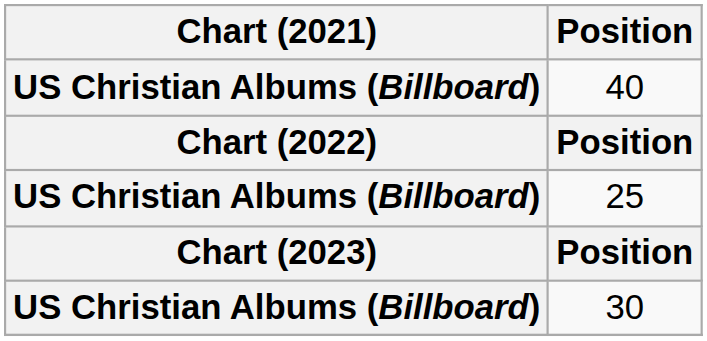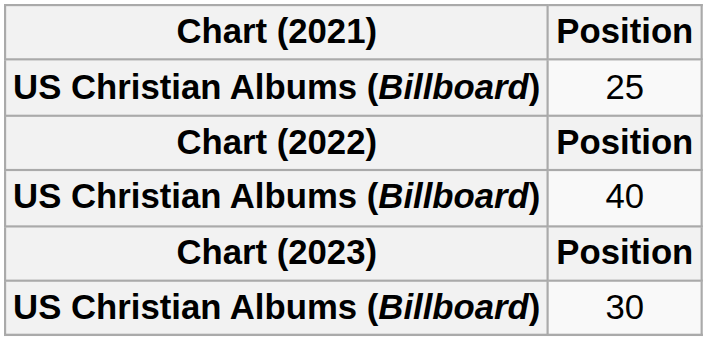rows swapped: (625, 87) <-> (625, 197)
